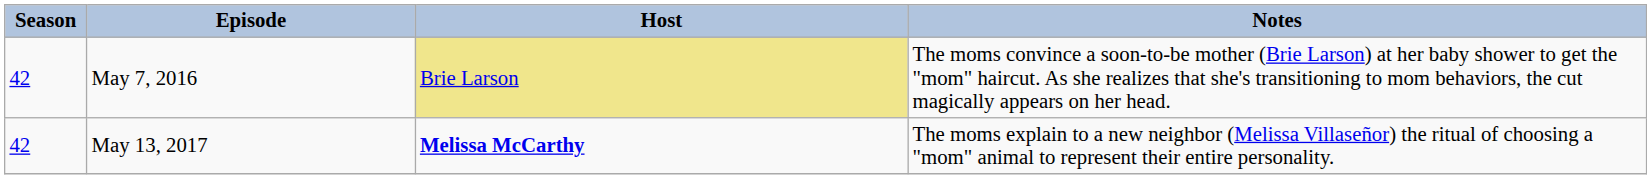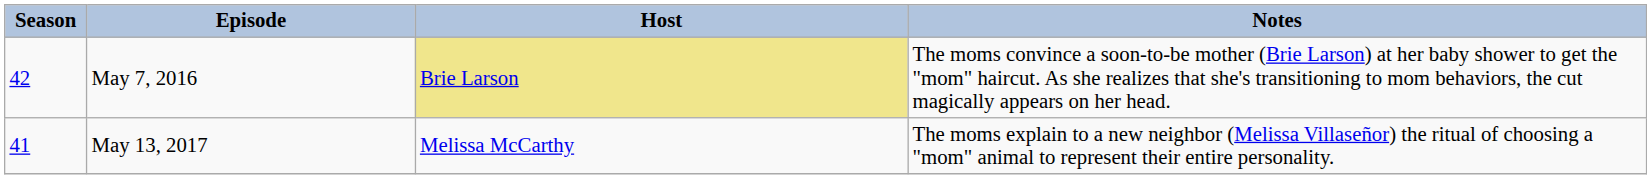(20, 145) 42 -> (20, 145) 41
(502, 145) bold -> (497, 145) normal
